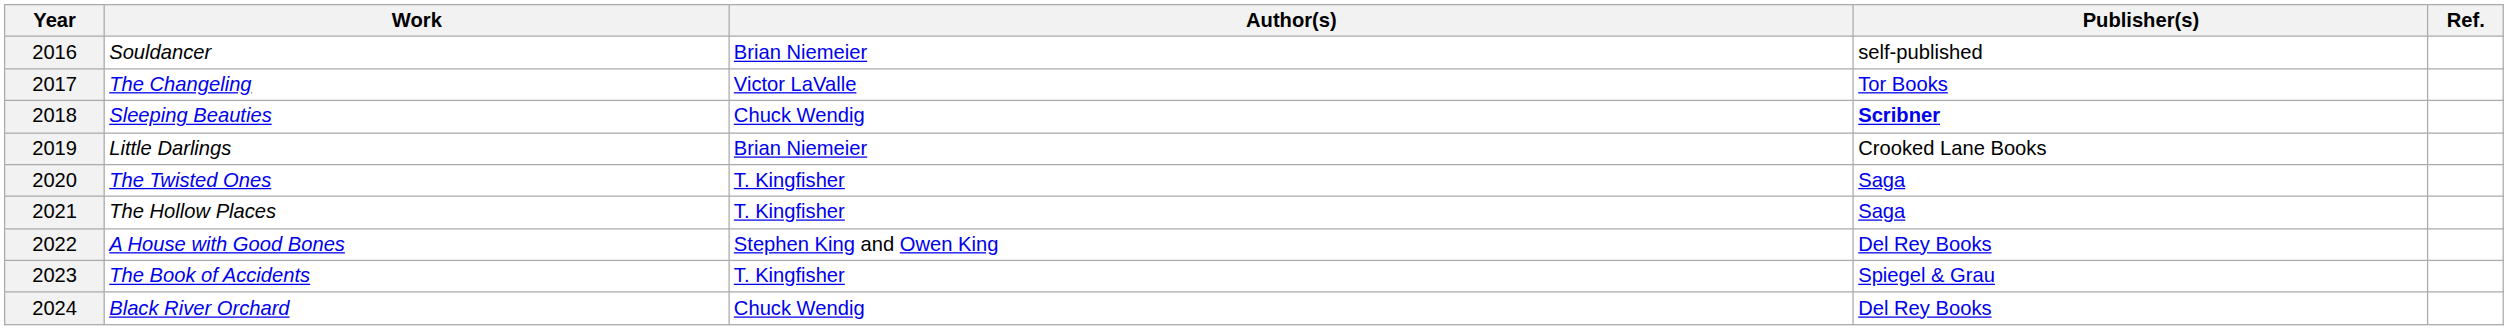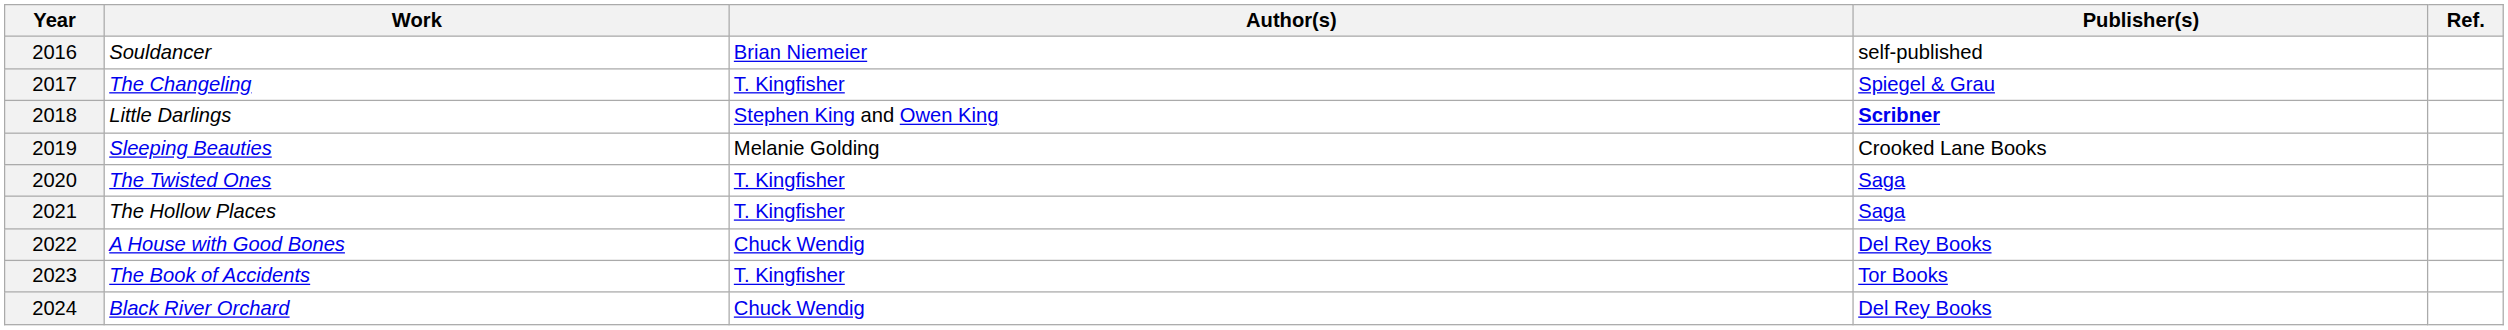(795, 84) Victor LaValle -> (789, 84) T. Kingfisher
(1903, 84) Tor Books -> (1927, 84) Spiegel & Grau
(190, 116) Sleeping Beauties -> (170, 116) Little Darlings
(799, 116) Chuck Wendig -> (866, 116) Stephen King and Owen King
(170, 148) Little Darlings -> (190, 148) Sleeping Beauties
(801, 148) Brian Niemeier -> (807, 148) Melanie Golding
(866, 244) Stephen King and Owen King -> (799, 244) Chuck Wendig
(1927, 276) Spiegel & Grau -> (1903, 276) Tor Books
